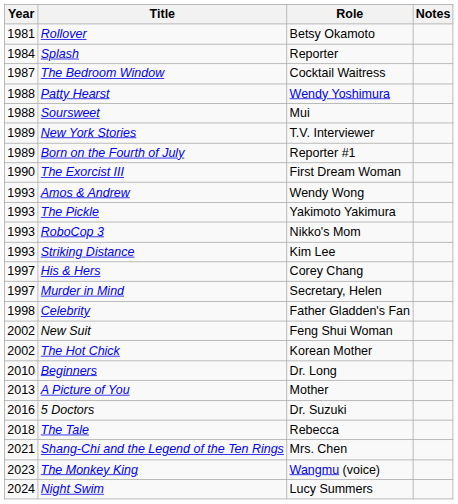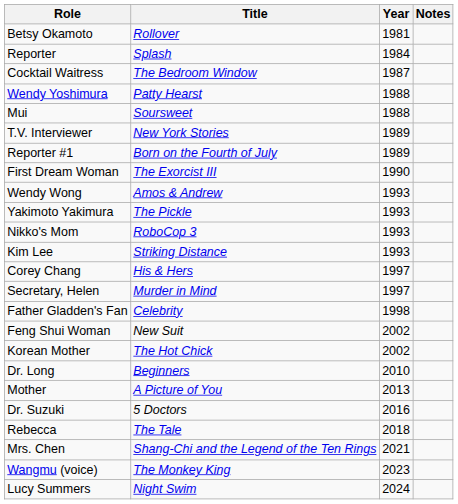columns swapped: (21, 14) <-> (350, 14)
